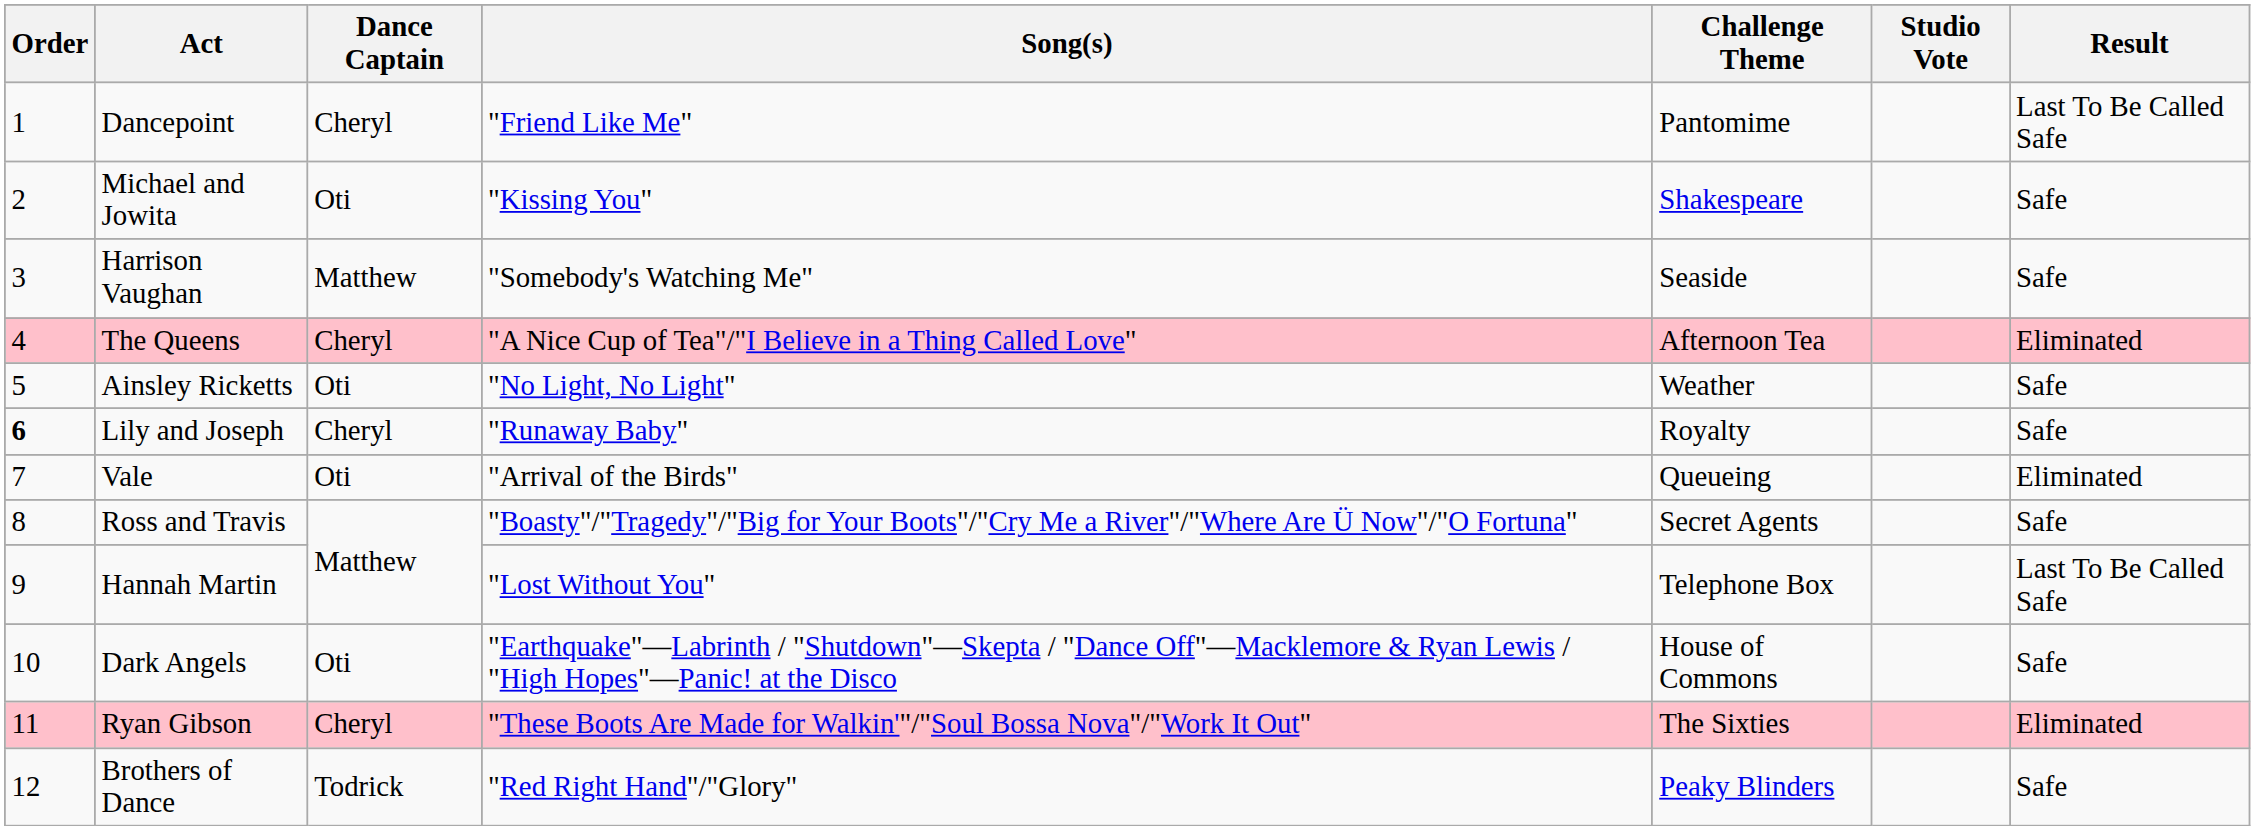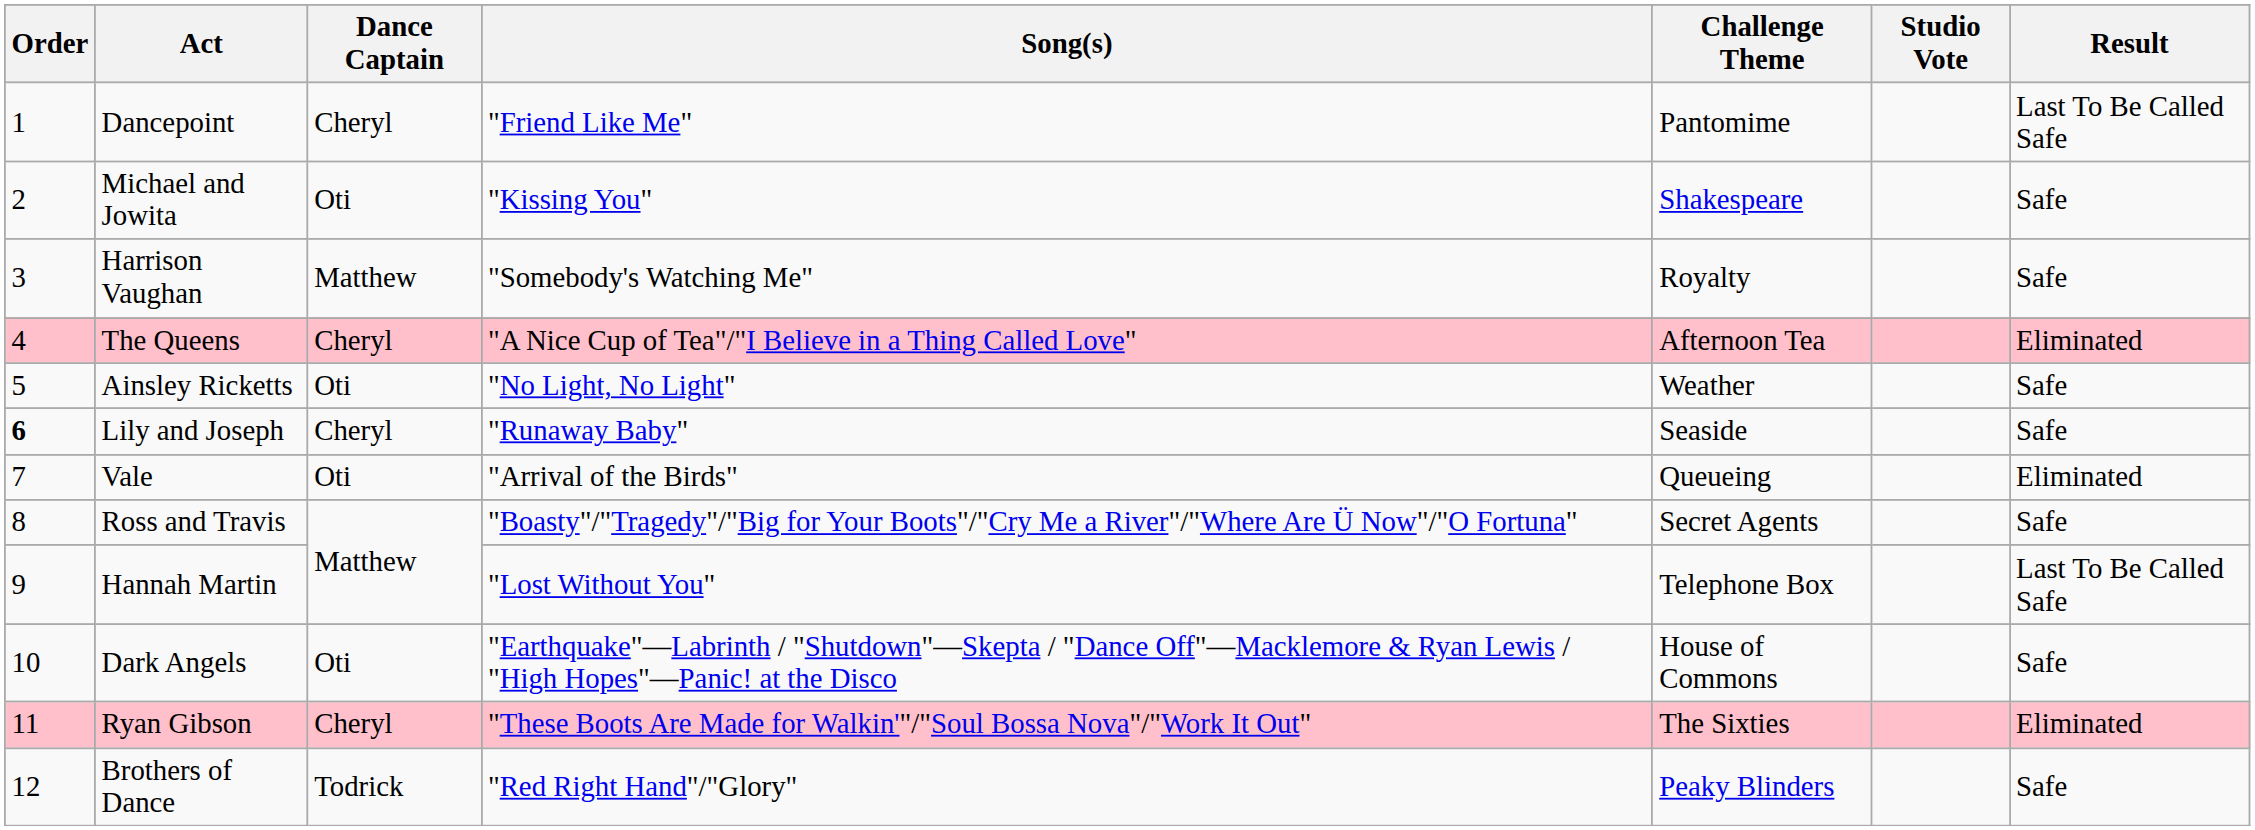(1703, 277) Seaside -> (1705, 277) Royalty
(1705, 430) Royalty -> (1703, 430) Seaside
